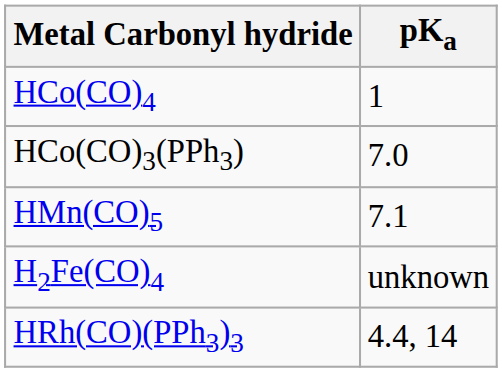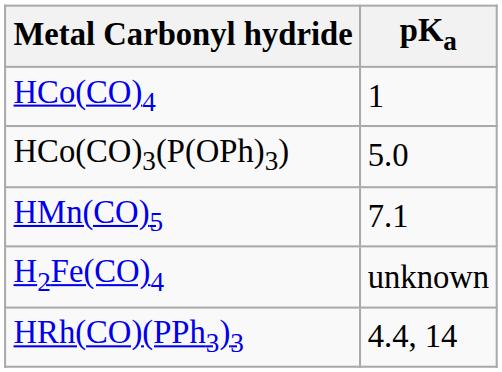+ row: (151, 155)
- row: (129, 155)
